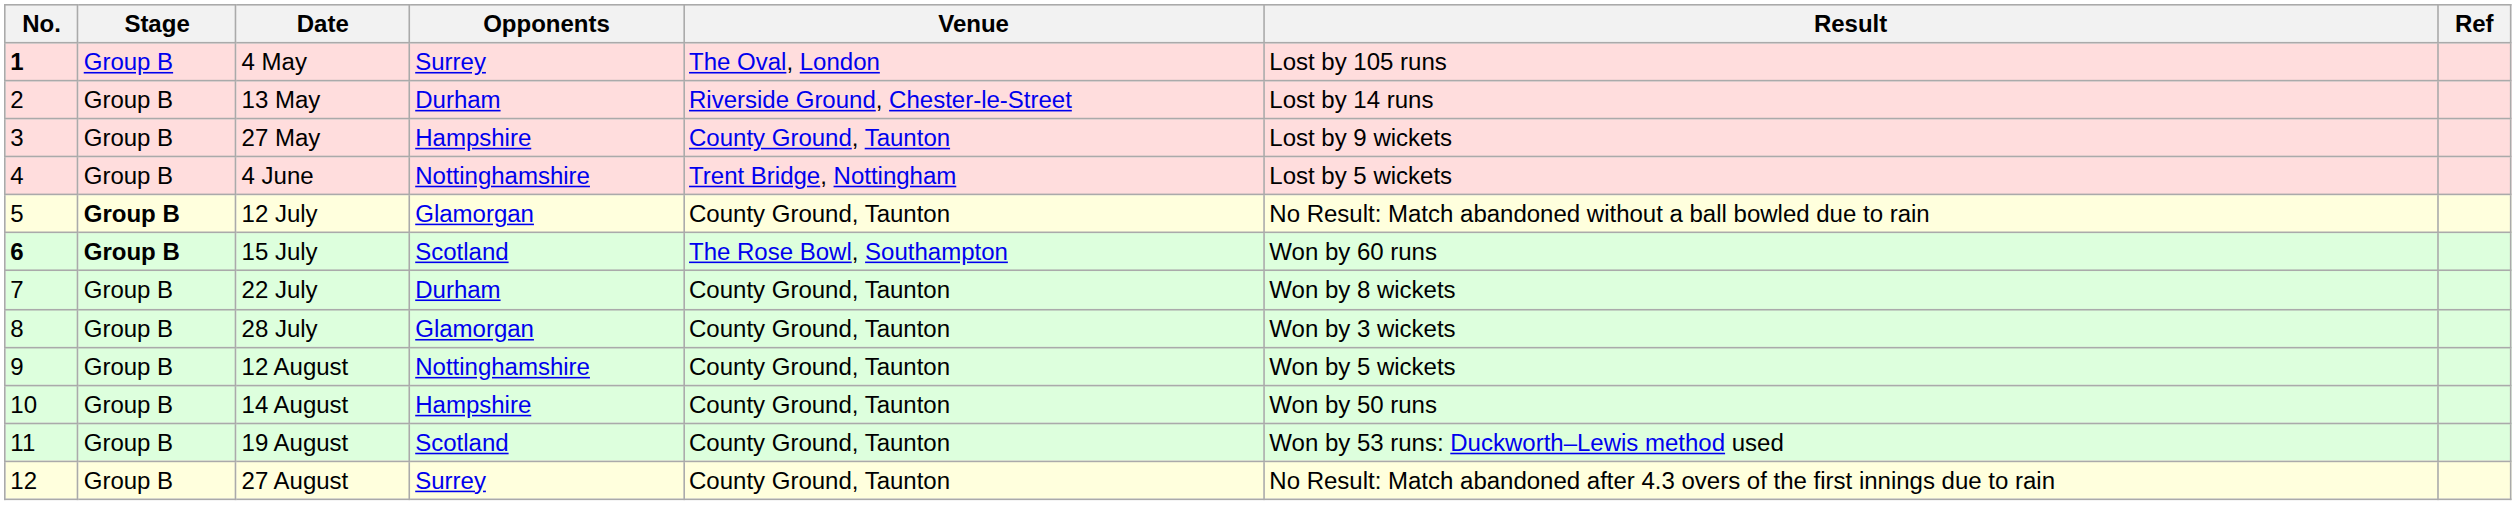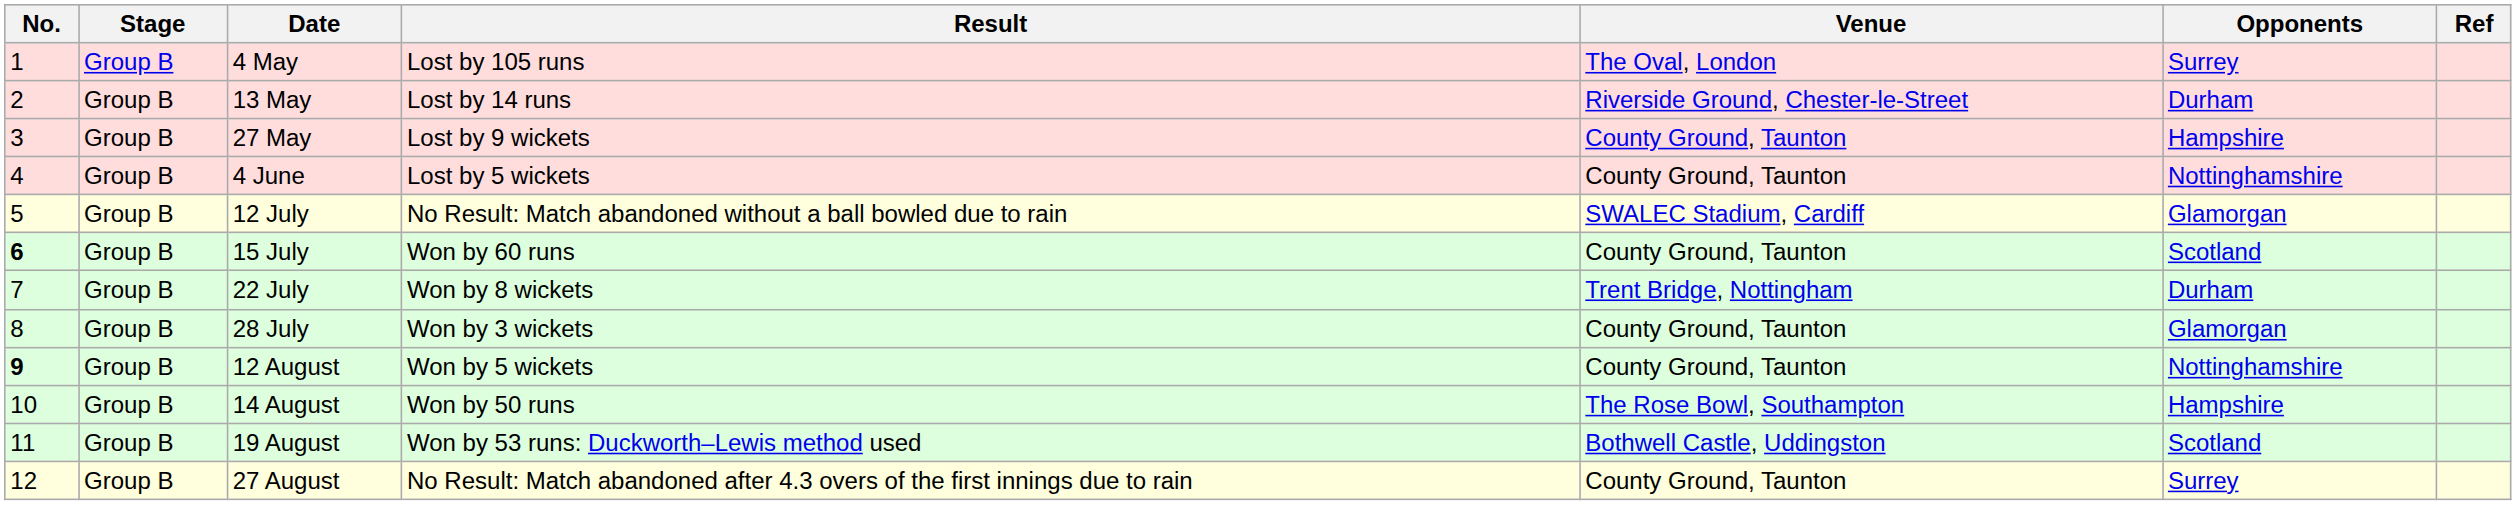columns swapped: (547, 24) <-> (1851, 24)
(17, 62) bold -> (17, 62) normal
(823, 176) Trent Bridge, Nottingham -> (1716, 176) County Ground, Taunton
(132, 214) bold -> (129, 214) normal
(820, 214) County Ground, Taunton -> (1725, 214) SWALEC Stadium, Cardiff
(132, 252) bold -> (129, 252) normal
(848, 252) The Rose Bowl, Southampton -> (1716, 252) County Ground, Taunton
(820, 290) County Ground, Taunton -> (1719, 290) Trent Bridge, Nottingham
(17, 366) normal -> (17, 366) bold
(820, 404) County Ground, Taunton -> (1745, 404) The Rose Bowl, Southampton
(820, 442) County Ground, Taunton -> (1735, 442) Bothwell Castle, Uddingston
